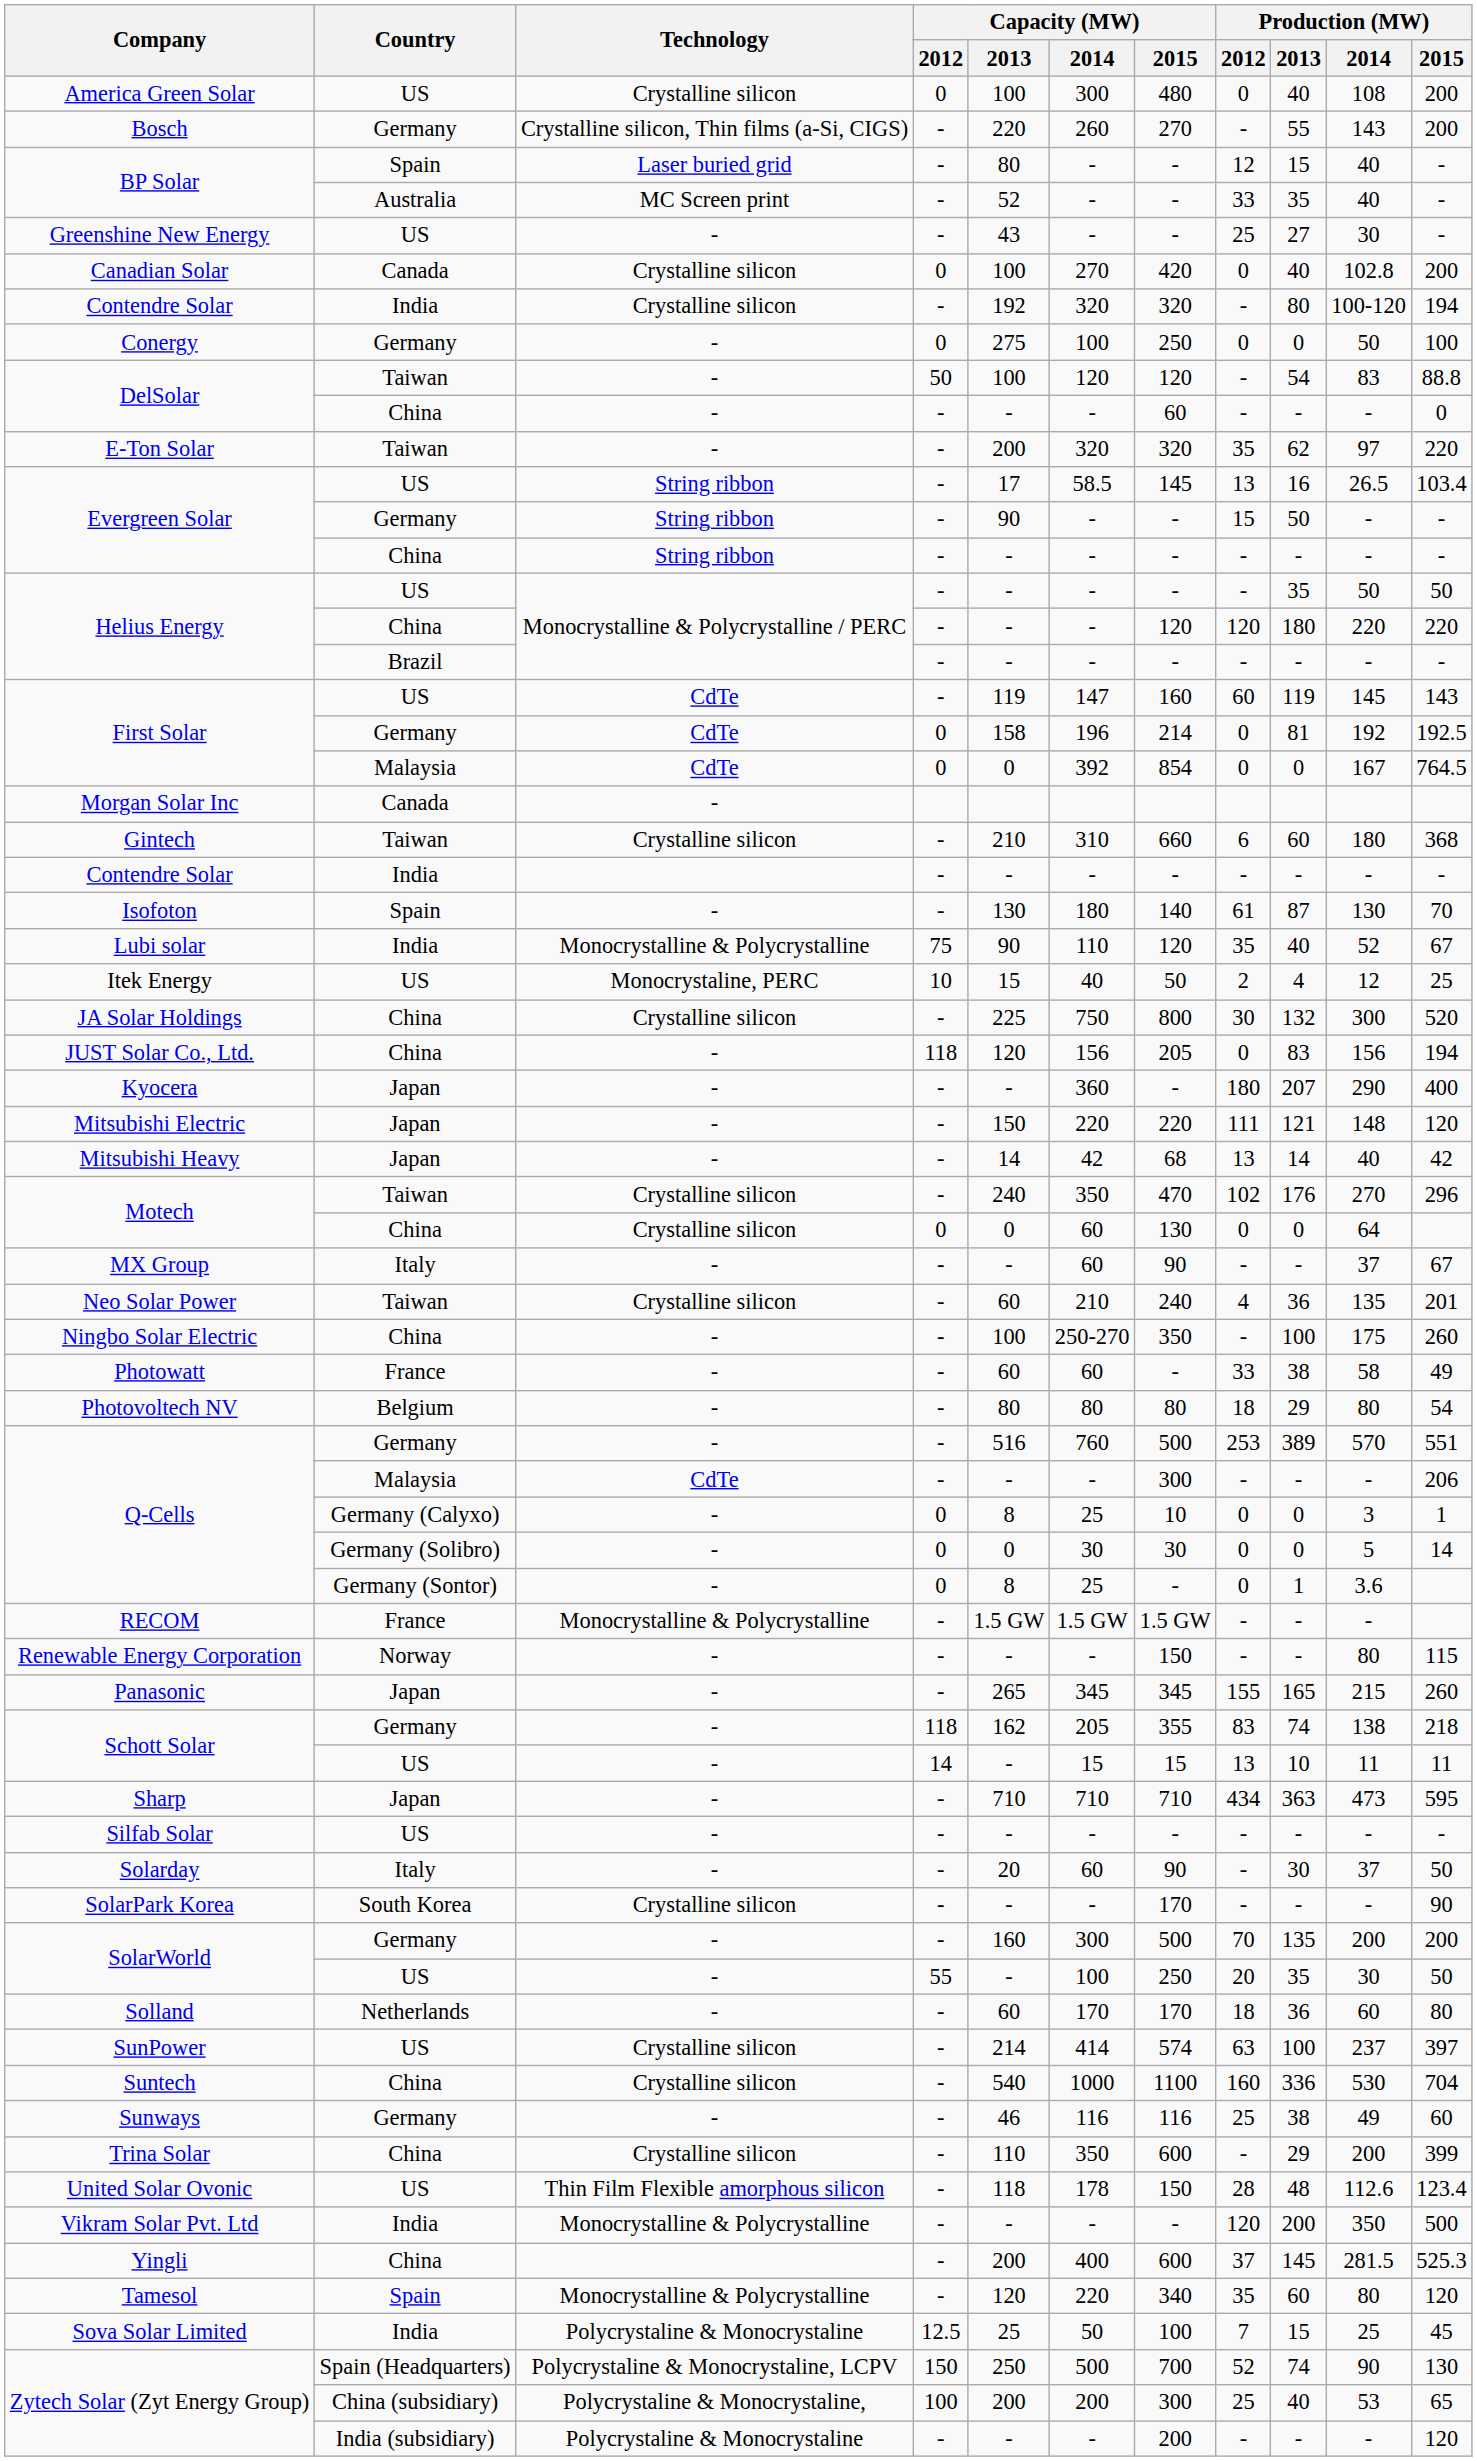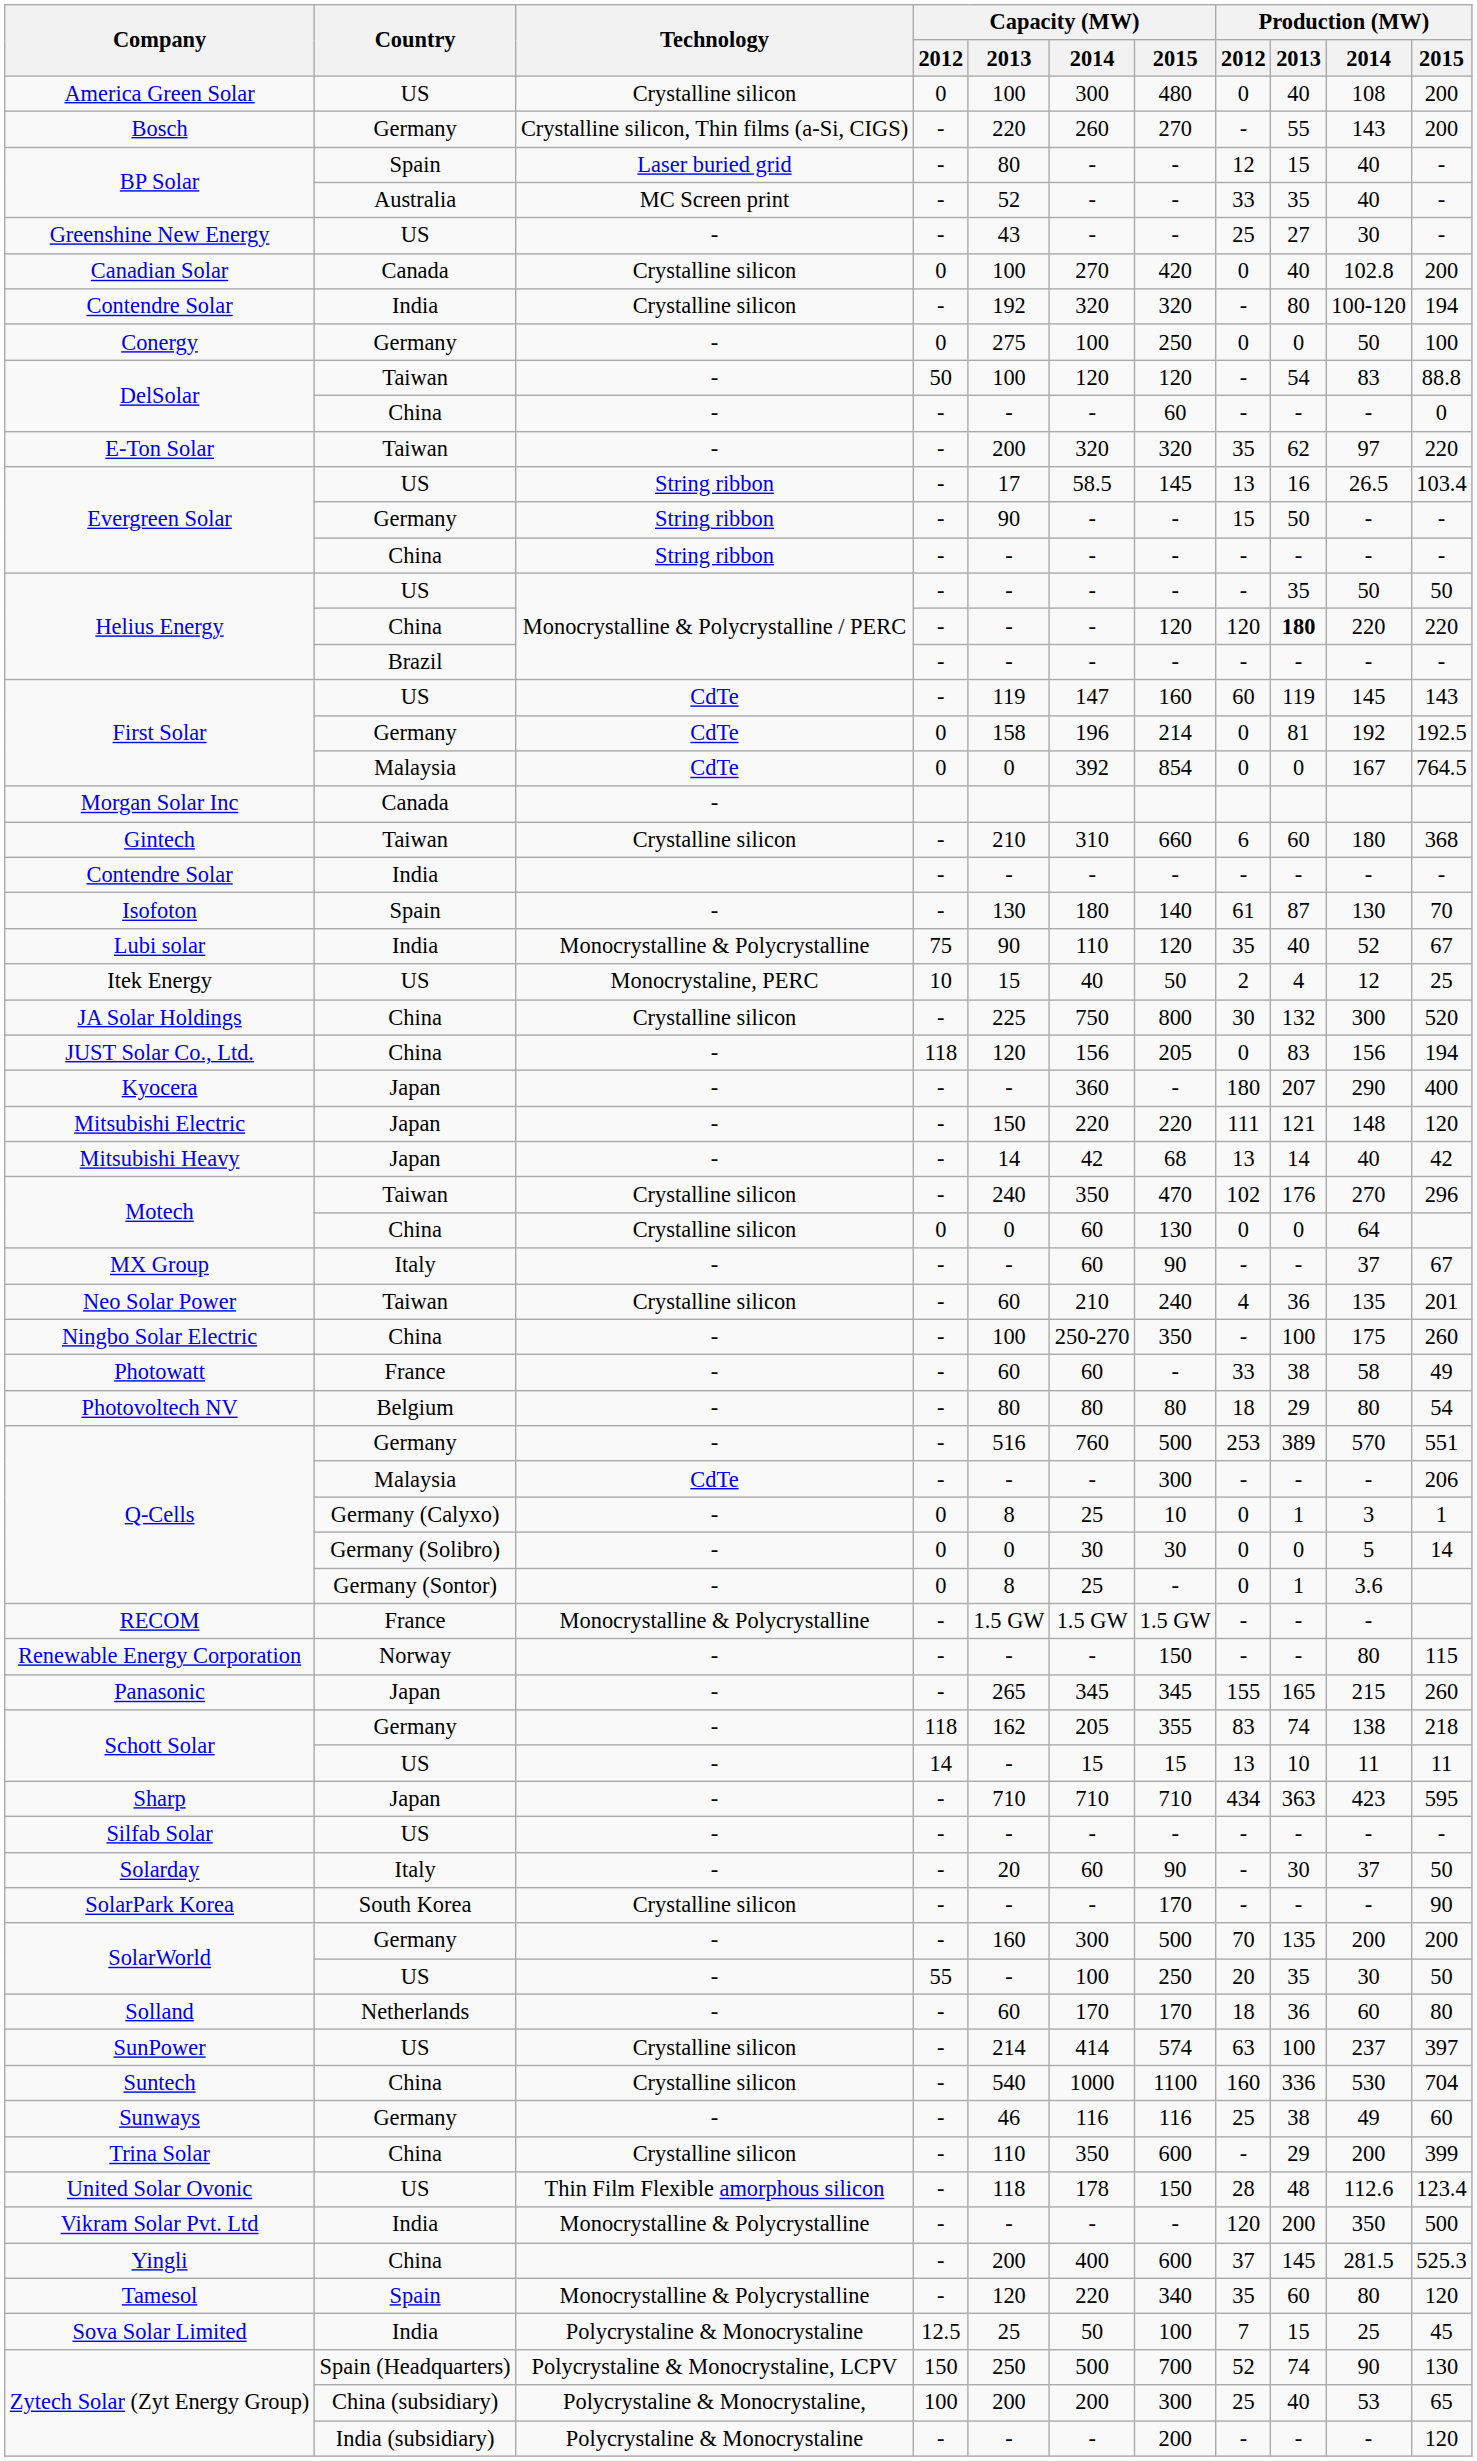(1299, 626) normal -> (1299, 626) bold
(1299, 1514) 0 -> (1299, 1514) 1
(1369, 1798) 473 -> (1369, 1798) 423
